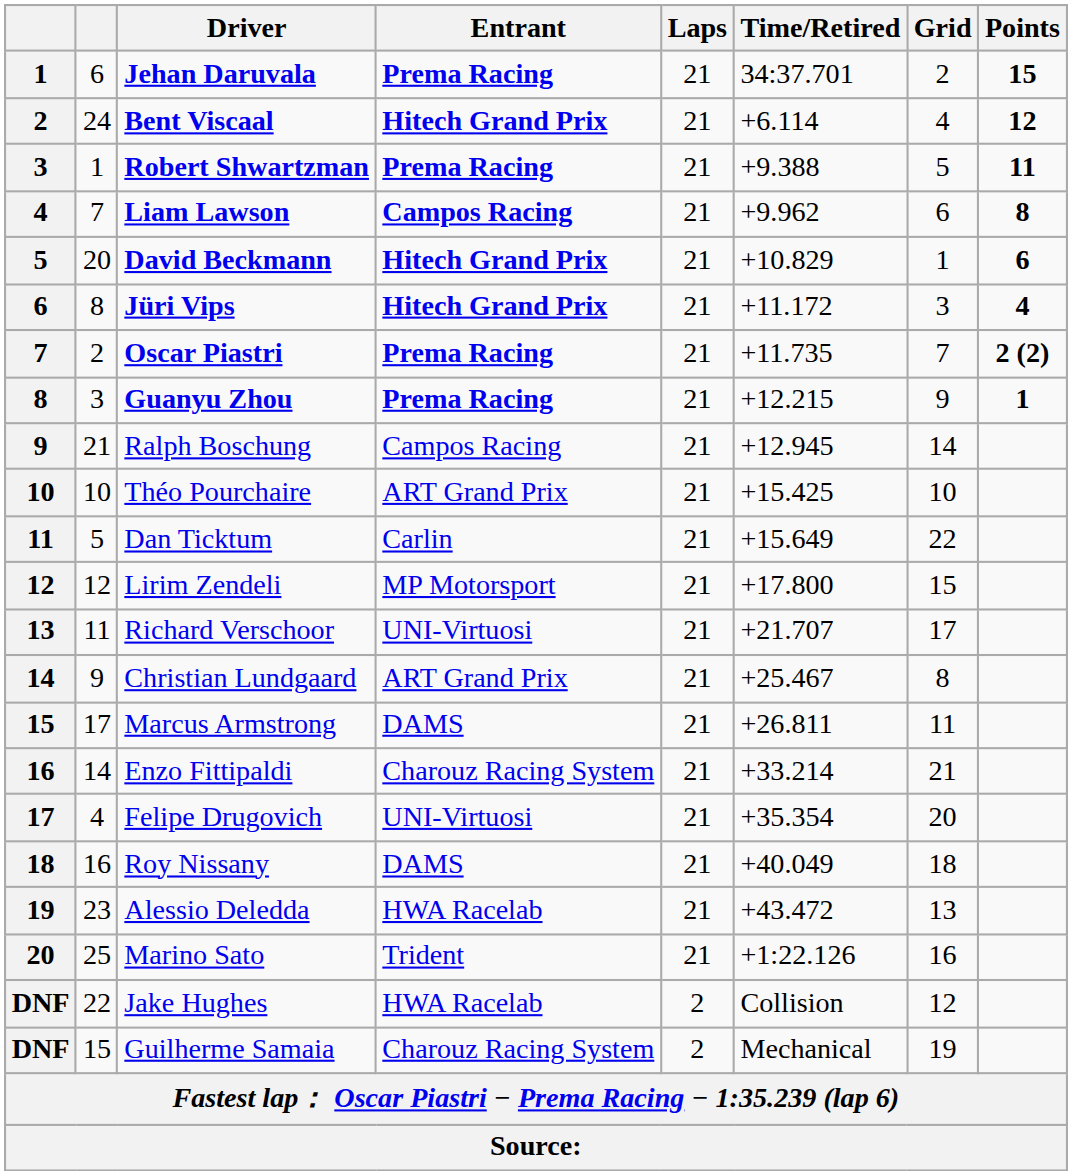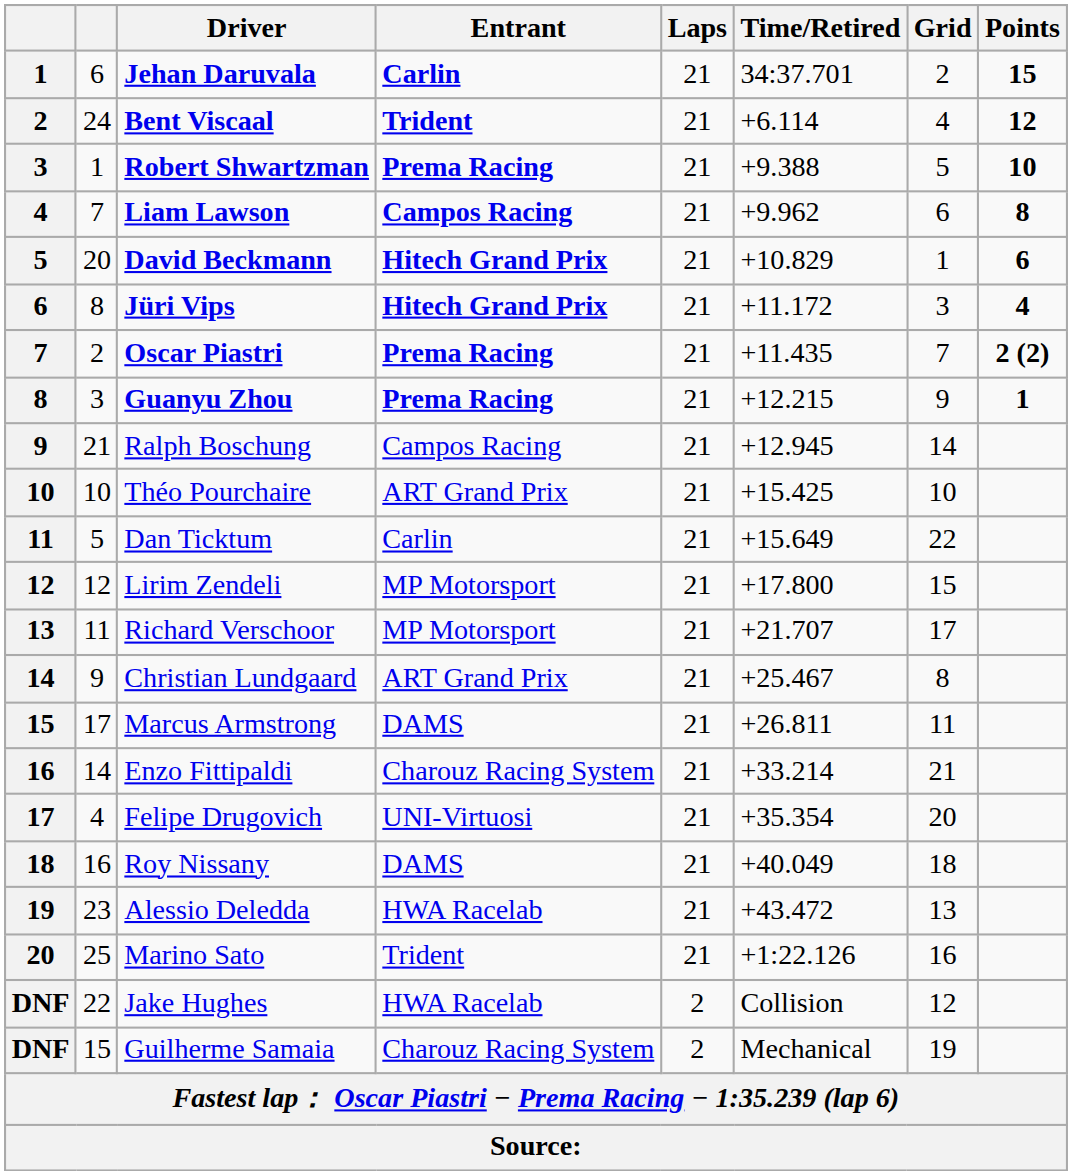(468, 73) Prema Racing -> (421, 73) Carlin
(495, 120) Hitech Grand Prix -> (427, 120) Trident
(1022, 166) 11 -> (1022, 166) 10
(787, 352) +11.735 -> (787, 352) +11.435
(457, 631) UNI-Virtuosi -> (469, 631) MP Motorsport
